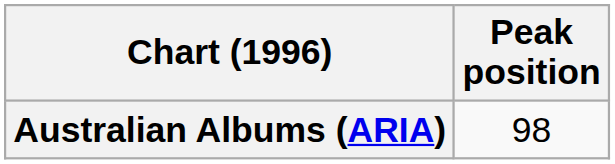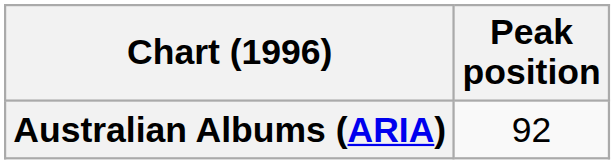(532, 128) 98 -> (532, 128) 92
